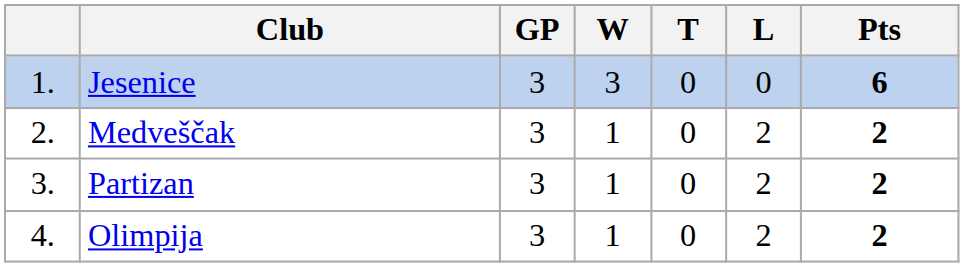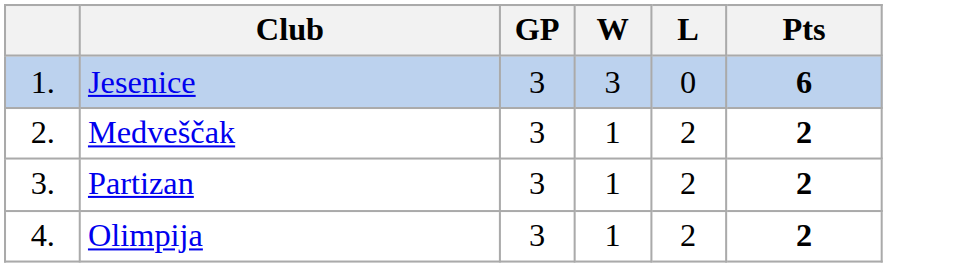- column: (688, 30)
